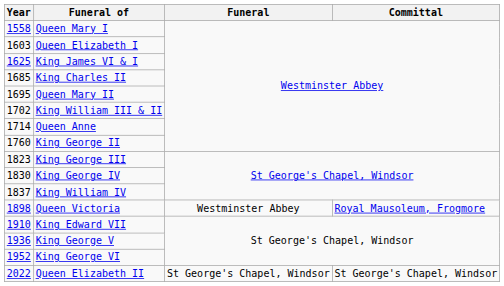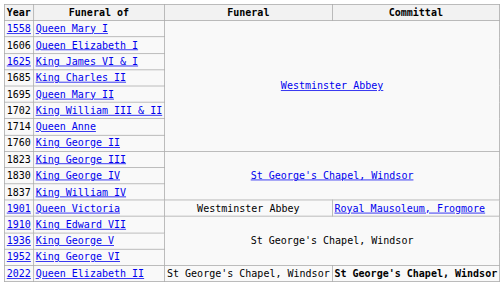(19, 45) 1603 -> (19, 45) 1606
(19, 208) 1898 -> (19, 208) 1901
(416, 274) normal -> (416, 274) bold
